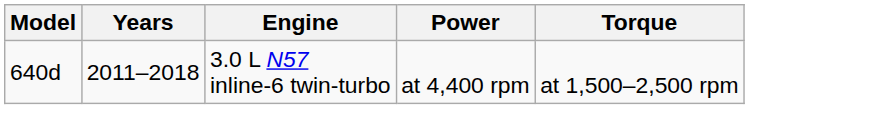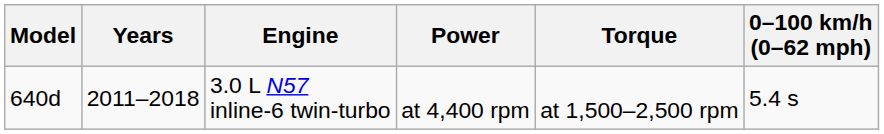+ column: (811, 35)
